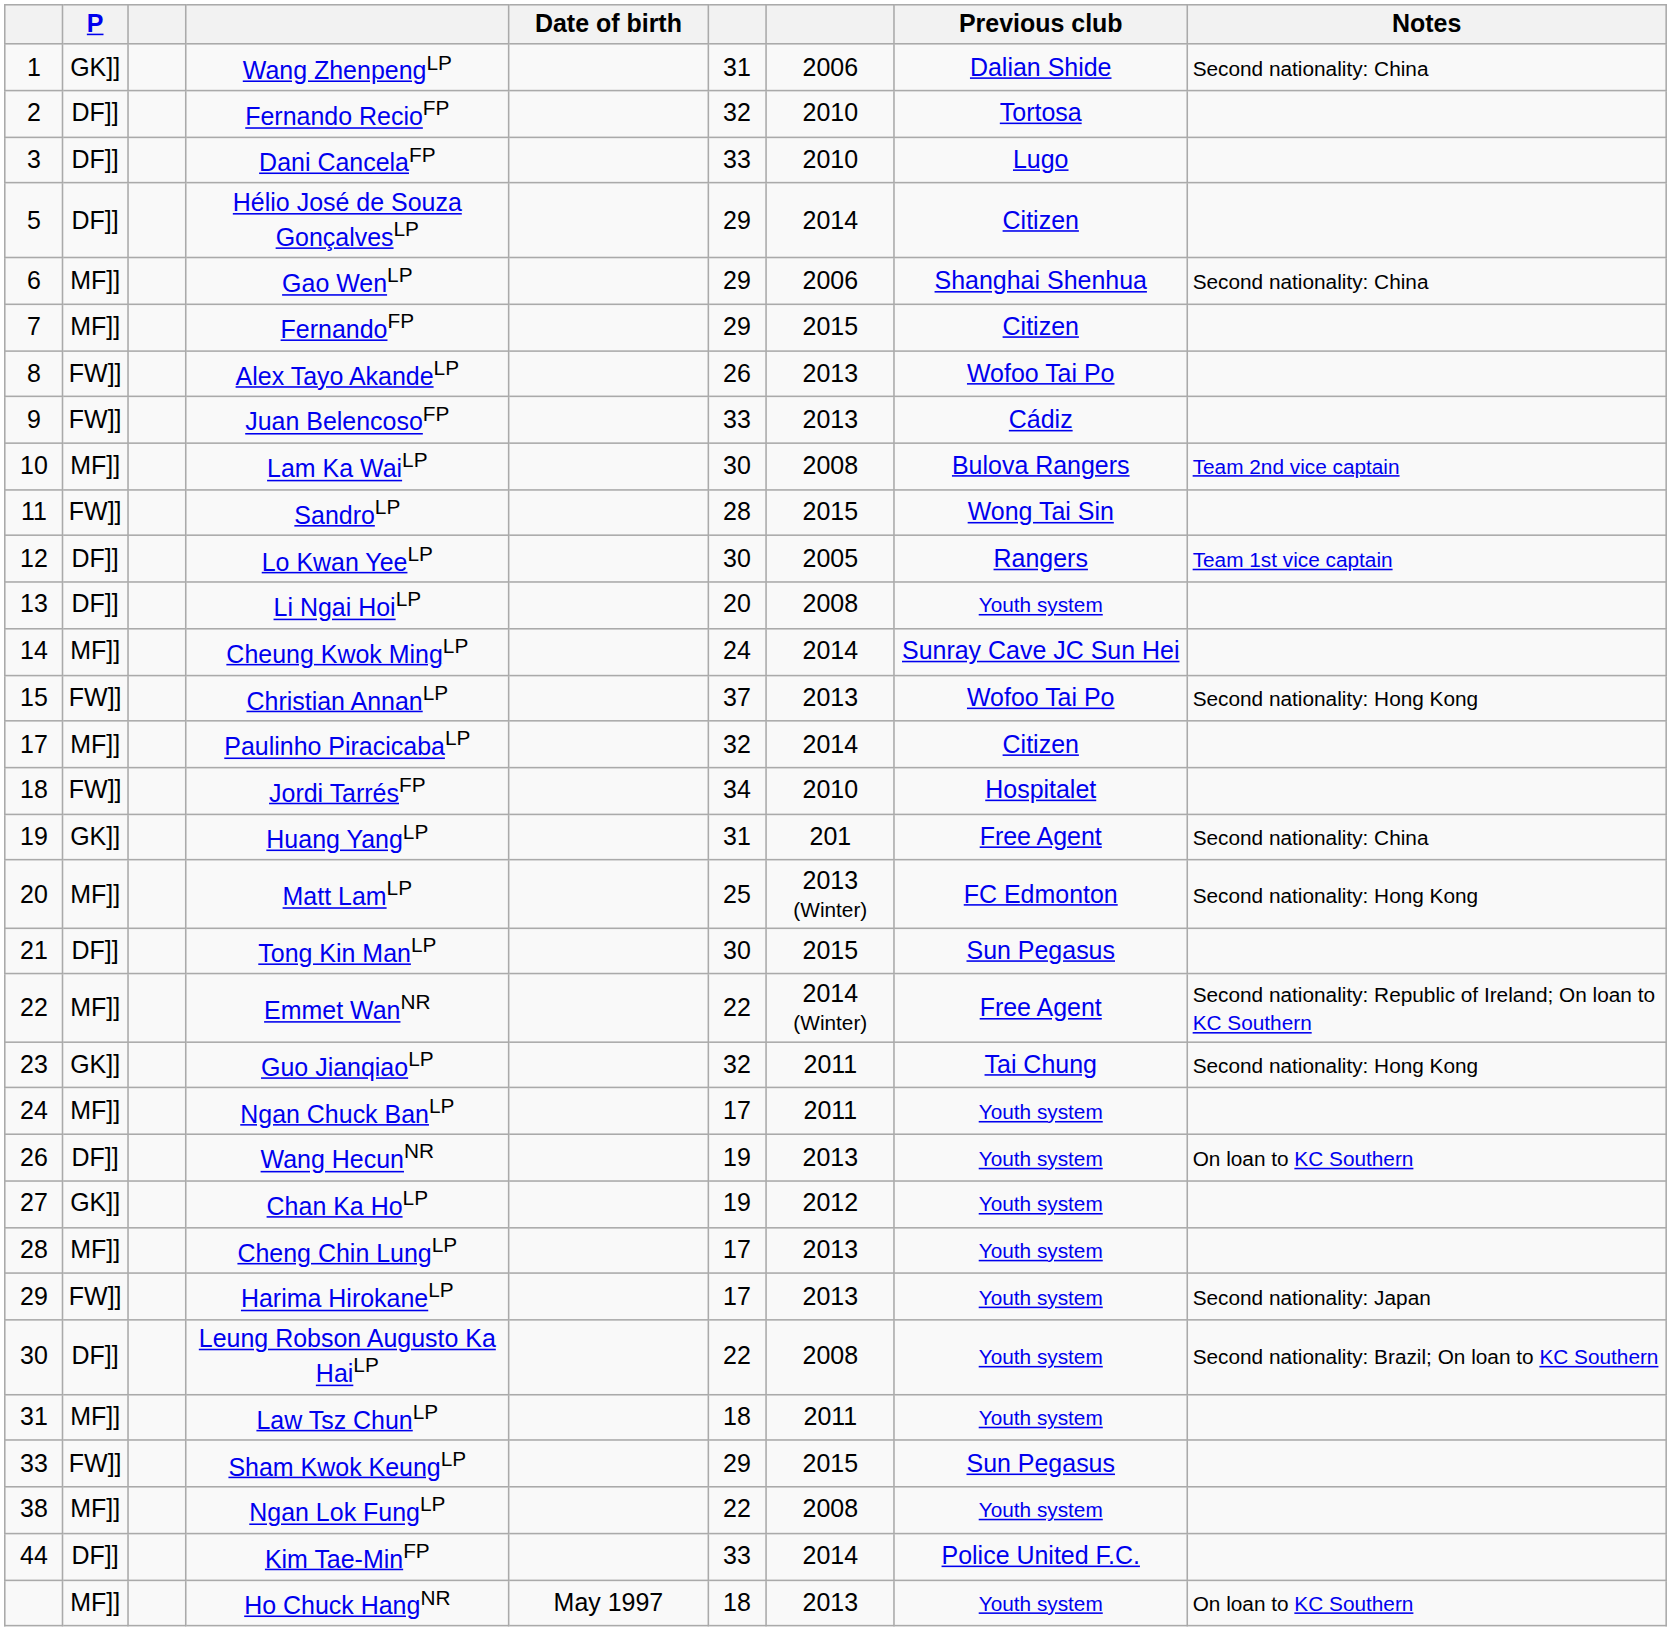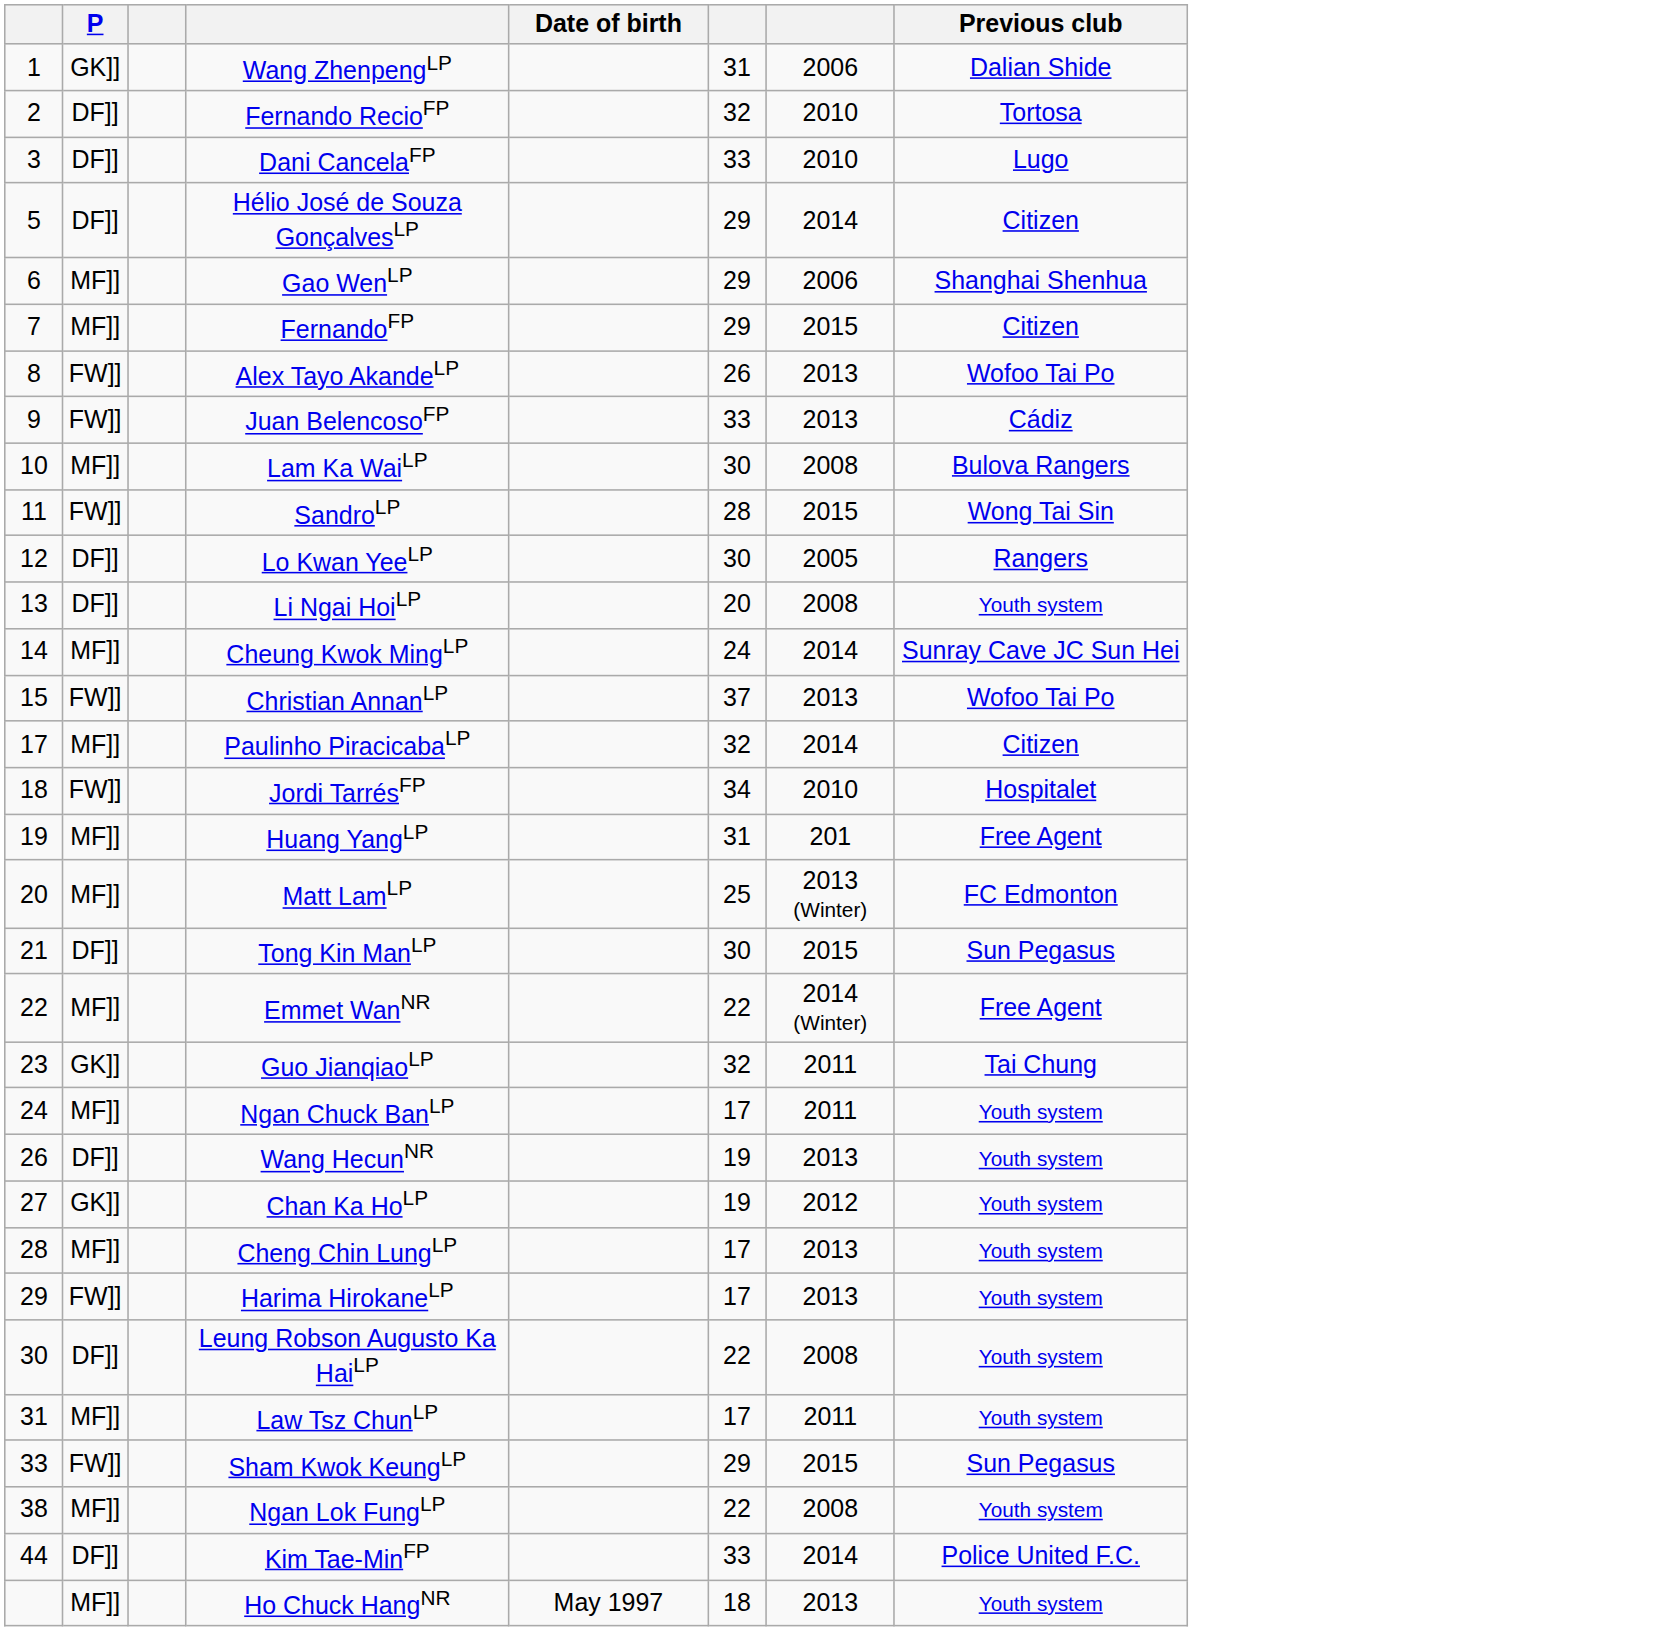- column: (1427, 24)
(95, 836) GK]] -> (95, 836) MF]]
(737, 1417) 18 -> (737, 1417) 17
